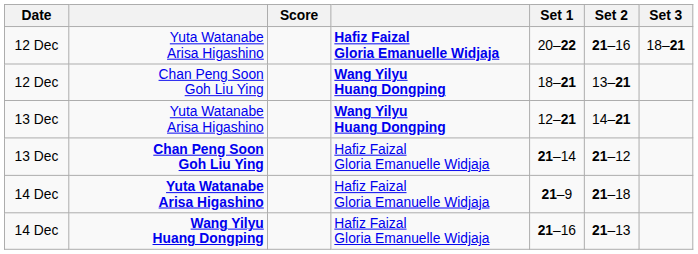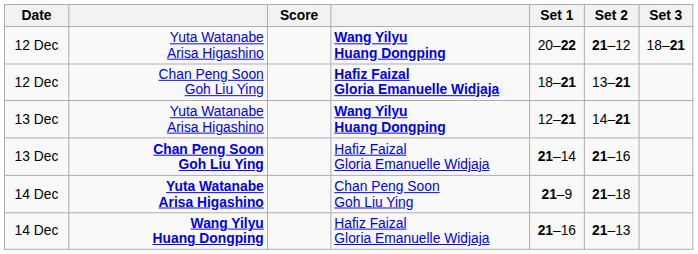(417, 45) Hafiz Faizal Gloria Emanuelle Widjaja -> (390, 45) Wang Yilyu Huang Dongping
(611, 45) 21–16 -> (611, 45) 21–12
(390, 83) Wang Yilyu Huang Dongping -> (417, 83) Hafiz Faizal Gloria Emanuelle Widjaja
(611, 157) 21–12 -> (611, 157) 21–16
(412, 194) Hafiz Faizal Gloria Emanuelle Widjaja -> (387, 194) Chan Peng Soon Goh Liu Ying
